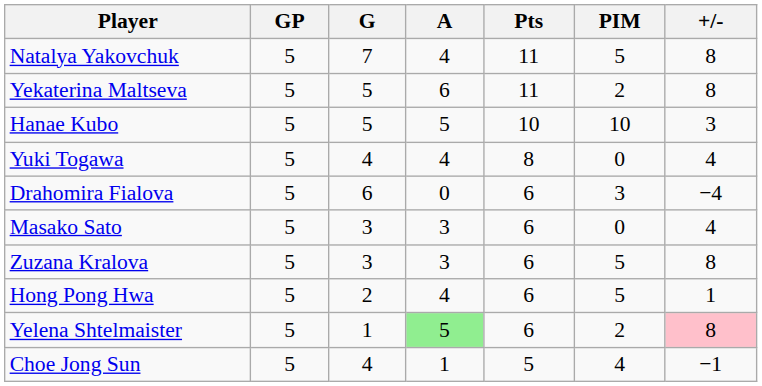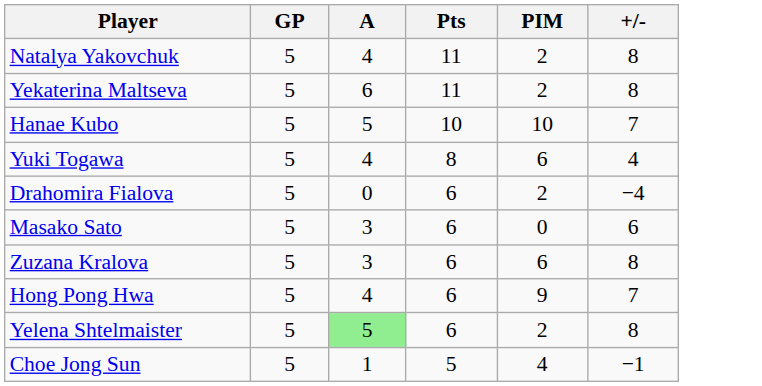- column: (367, 21)
(620, 55) 5 -> (542, 55) 2
(711, 124) 3 -> (633, 124) 7
(620, 158) 0 -> (542, 158) 6
(620, 192) 3 -> (542, 192) 2
(711, 227) 4 -> (633, 227) 6
(620, 261) 5 -> (542, 261) 6
(620, 295) 5 -> (542, 295) 9
(711, 295) 1 -> (633, 295) 7
(711, 329) pink background -> (633, 329) no background
